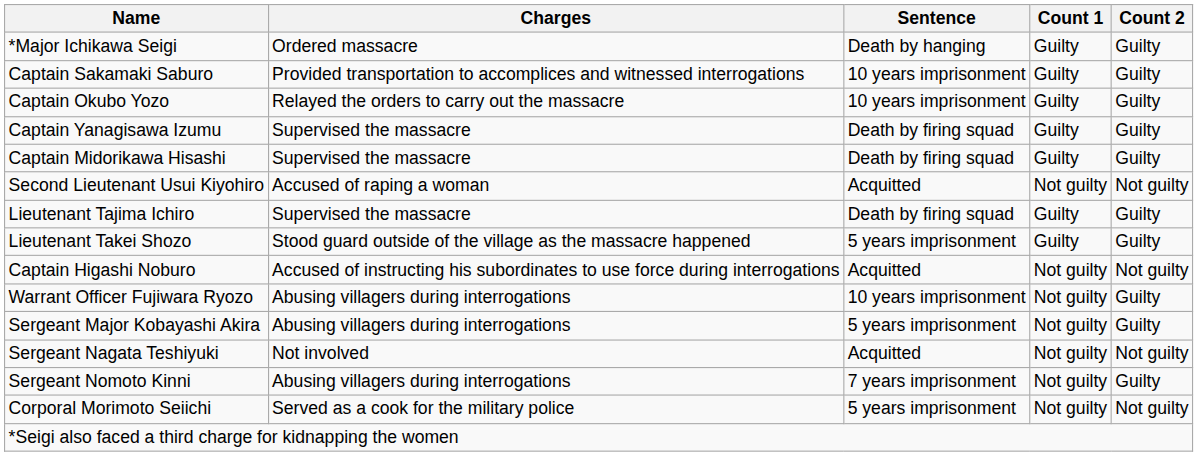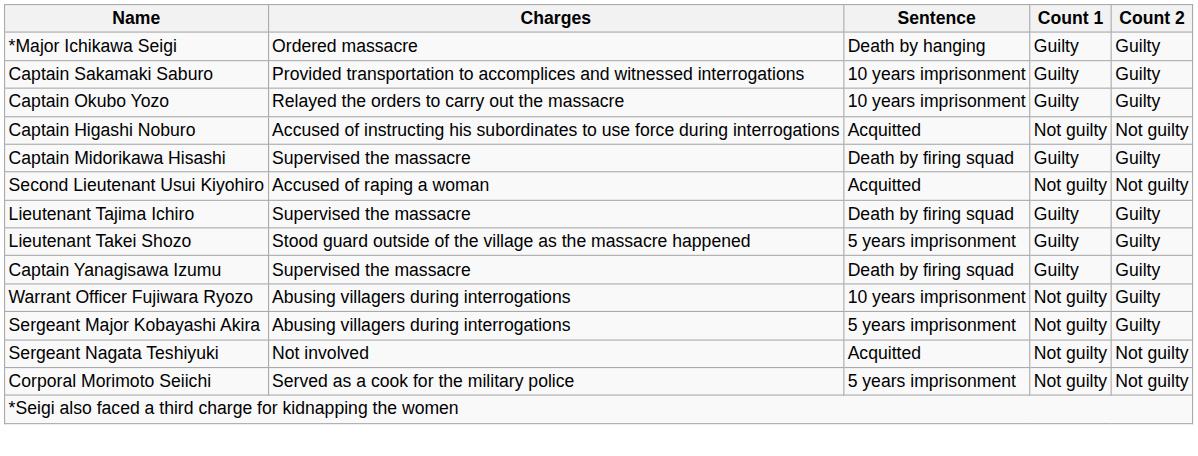rows swapped: (115, 130) <-> (102, 269)
- row: (100, 381)
